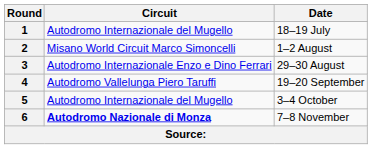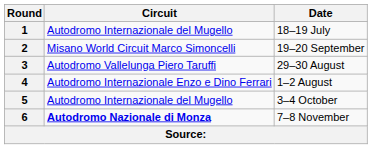(304, 47) 1–2 August -> (321, 47) 19–20 September
(159, 65) Autodromo Internazionale Enzo e Dino Ferrari -> (132, 65) Autodromo Vallelunga Piero Taruffi
(132, 82) Autodromo Vallelunga Piero Taruffi -> (159, 82) Autodromo Internazionale Enzo e Dino Ferrari
(321, 82) 19–20 September -> (304, 82) 1–2 August
